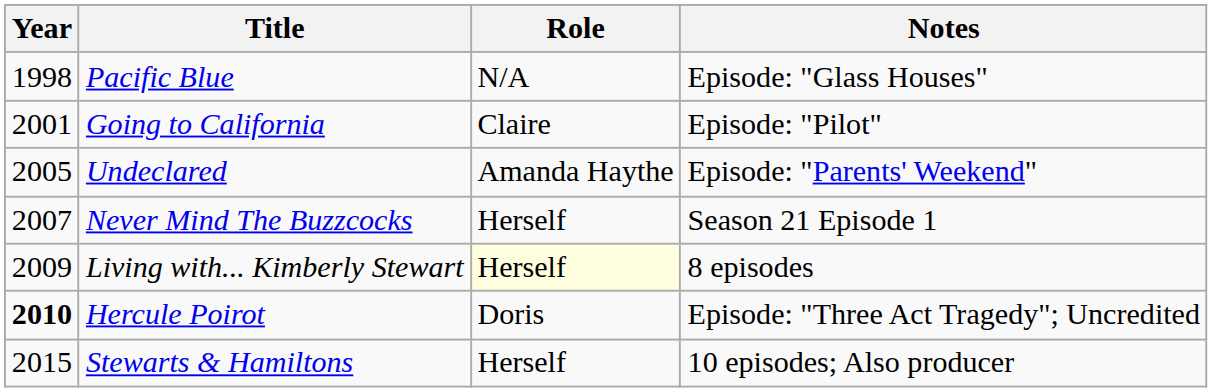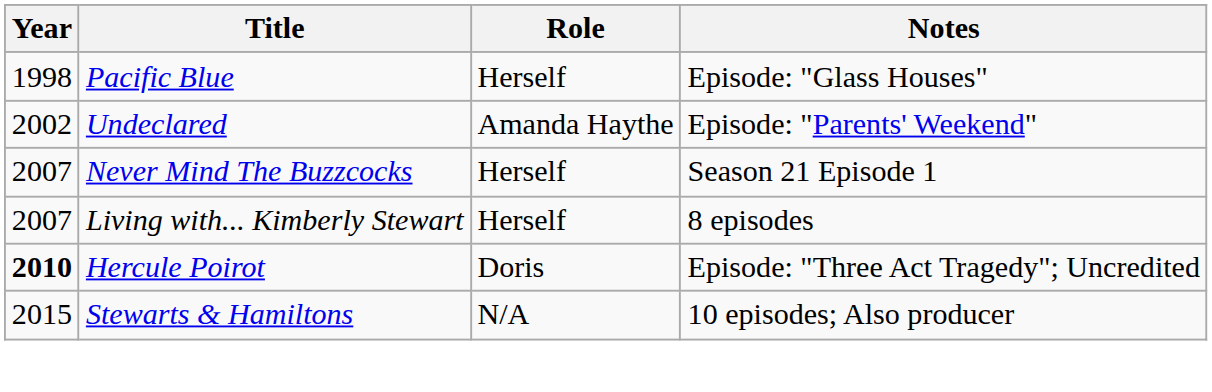(503, 76) N/A -> (522, 76) Herself
- row: (205, 123)
(42, 171) 2005 -> (42, 123) 2002
(42, 266) 2009 -> (42, 219) 2007
(522, 266) lightyellow background -> (522, 219) no background
(522, 362) Herself -> (503, 314) N/A
